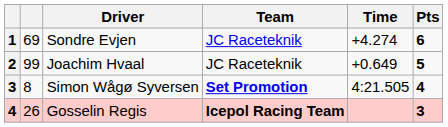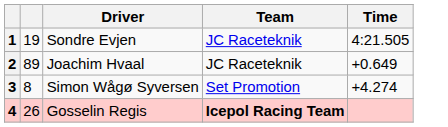- column: (428, 16)
(31, 40) 69 -> (31, 40) 19
(374, 40) +4.274 -> (380, 40) 4:21.505
(31, 64) 99 -> (31, 64) 89
(257, 87) bold -> (253, 87) normal
(380, 87) 4:21.505 -> (374, 87) +4.274
